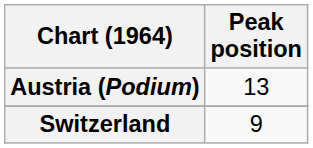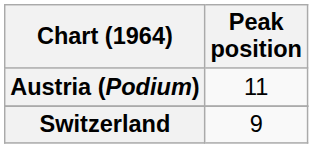(256, 86) 13 -> (256, 86) 11
